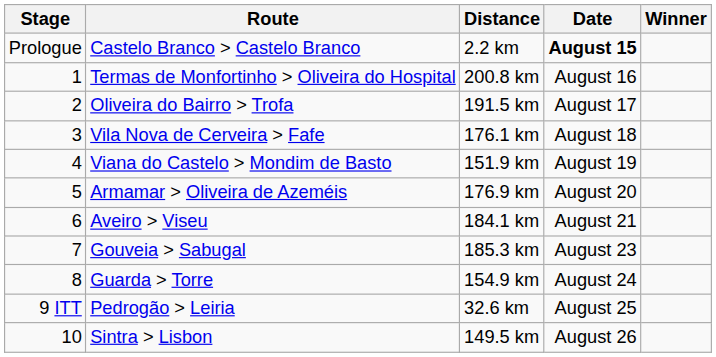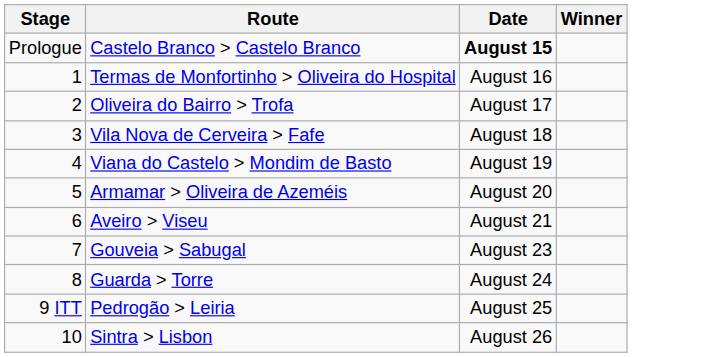- column: (502, 18)
